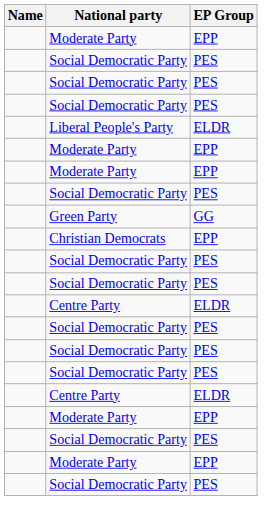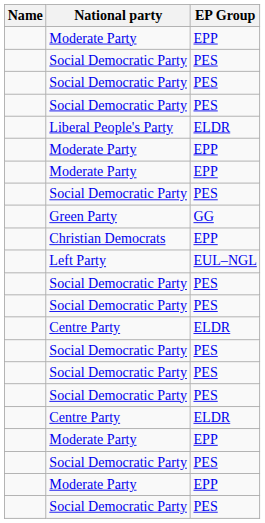+ row: (78, 261)
